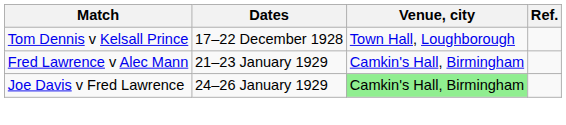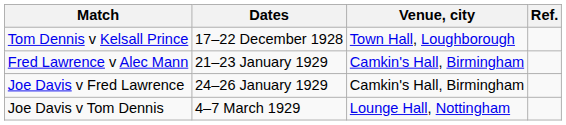(437, 85) lightgreen background -> (437, 85) no background
+ row: (86, 108)
